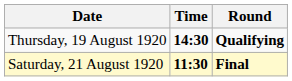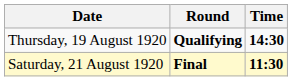columns swapped: (191, 16) <-> (250, 16)
